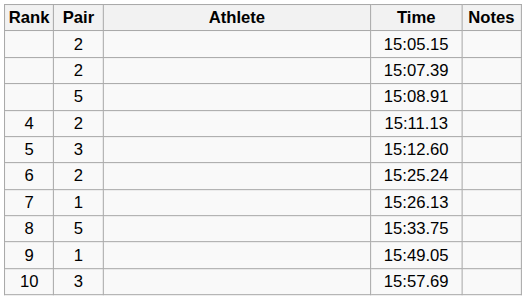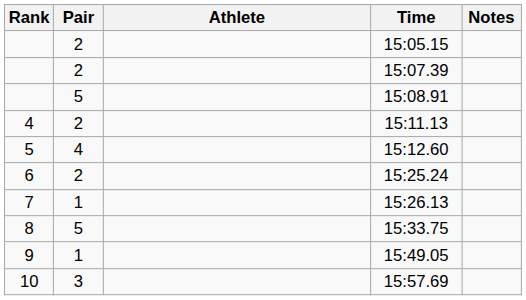(78, 149) 3 -> (78, 149) 4
